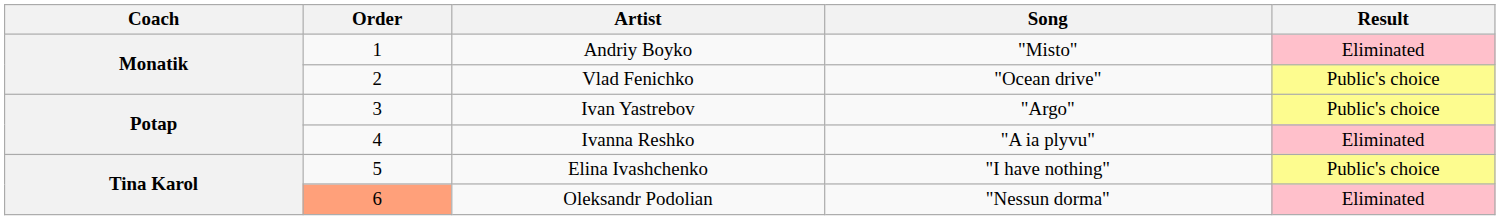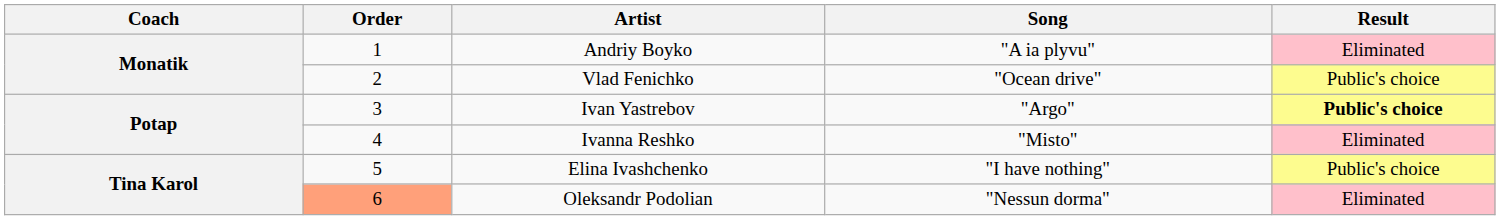(1048, 49) "Misto" -> (1048, 49) "A ia plyvu"
(1383, 109) normal -> (1383, 109) bold
(1048, 139) "A ia plyvu" -> (1048, 139) "Misto"
